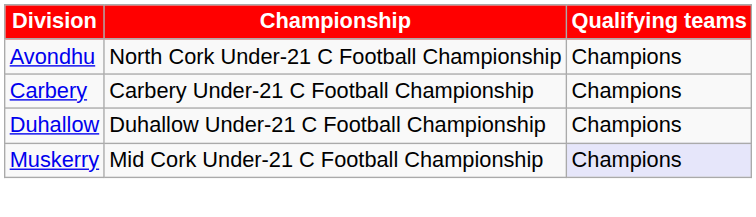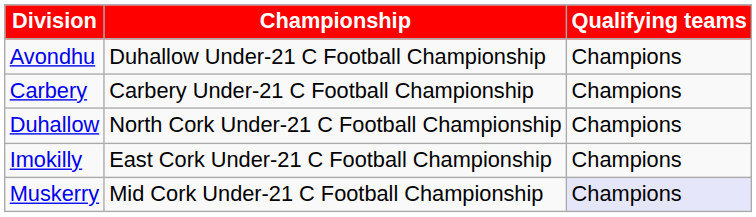(335, 56) North Cork Under-21 C Football Championship -> (328, 56) Duhallow Under-21 C Football Championship
(328, 125) Duhallow Under-21 C Football Championship -> (335, 125) North Cork Under-21 C Football Championship
+ row: (46, 159)
